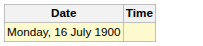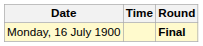+ column: (177, 13)
